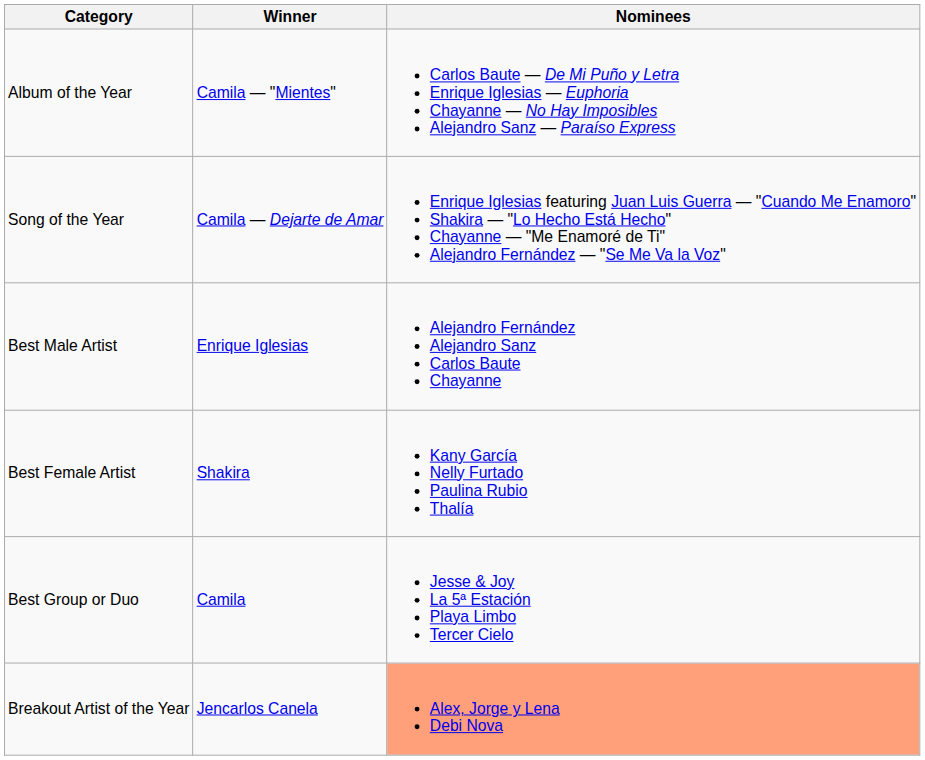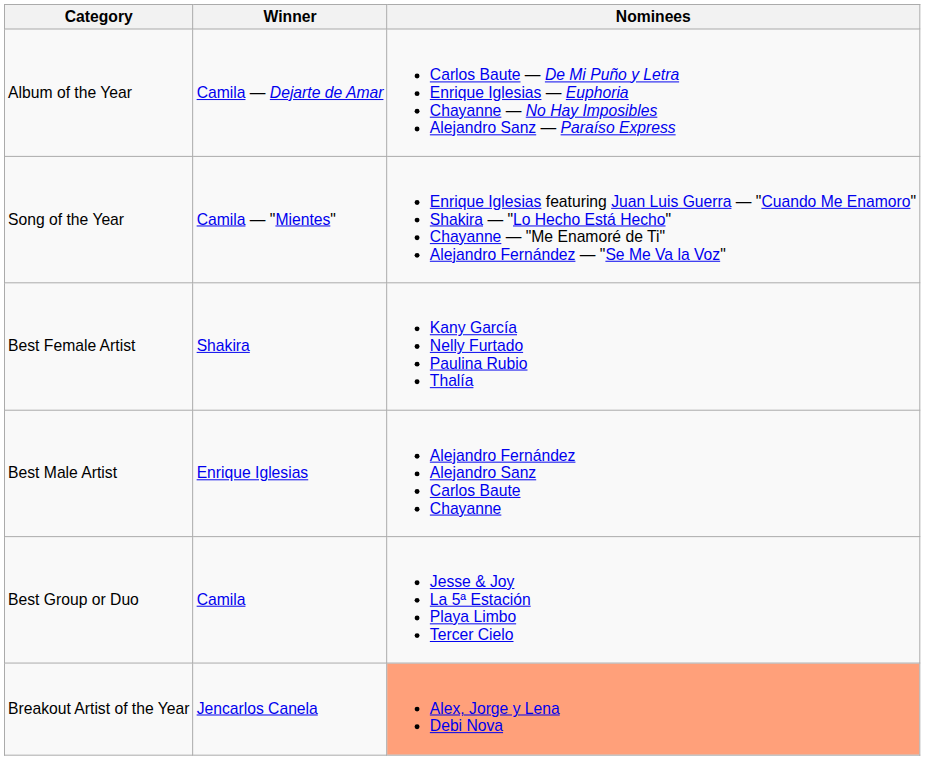(266, 92) Camila — "Mientes" -> (290, 92) Camila — Dejarte de Amar
(290, 219) Camila — Dejarte de Amar -> (266, 219) Camila — "Mientes"
rows swapped: (63, 346) <-> (72, 473)
